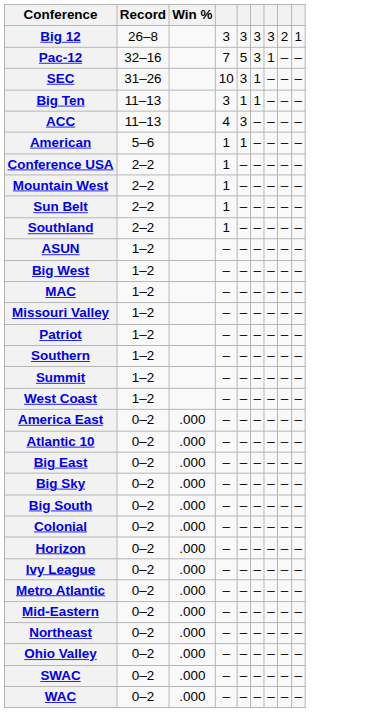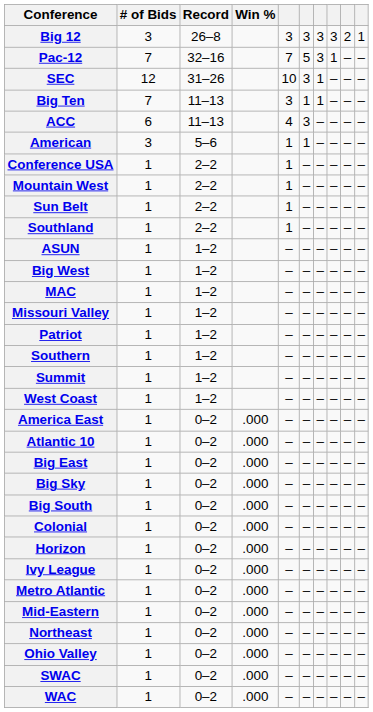+ column: (148, 15)
